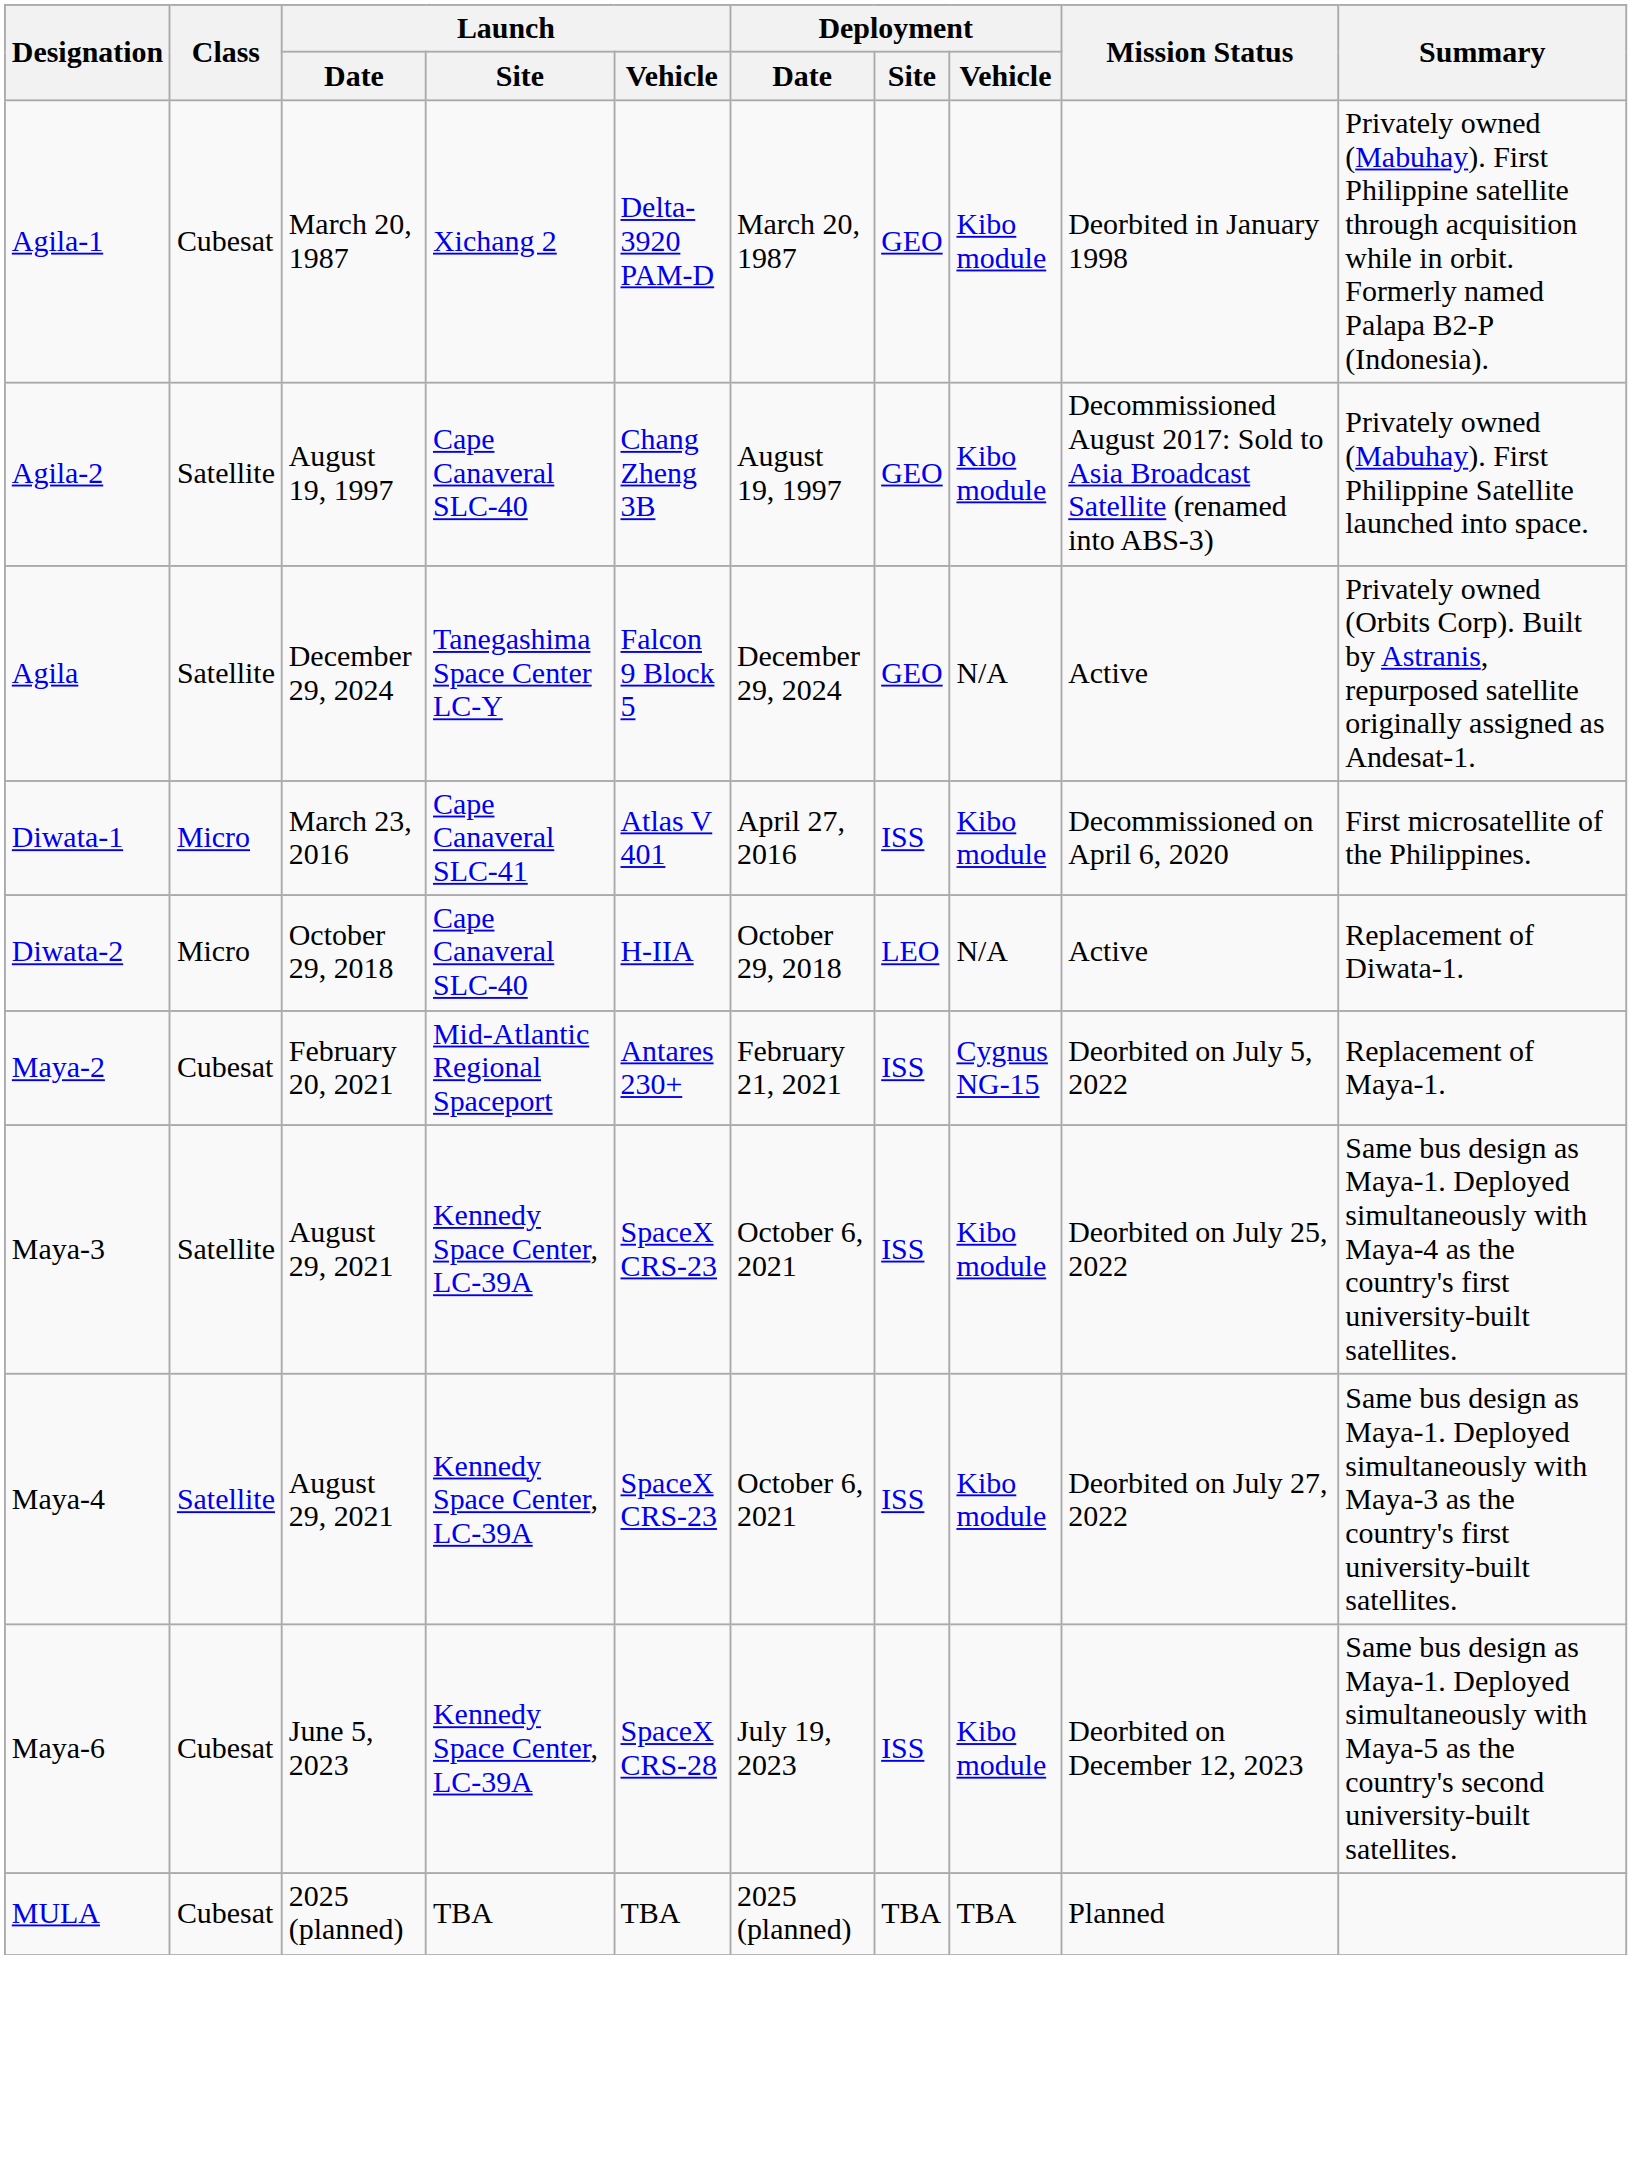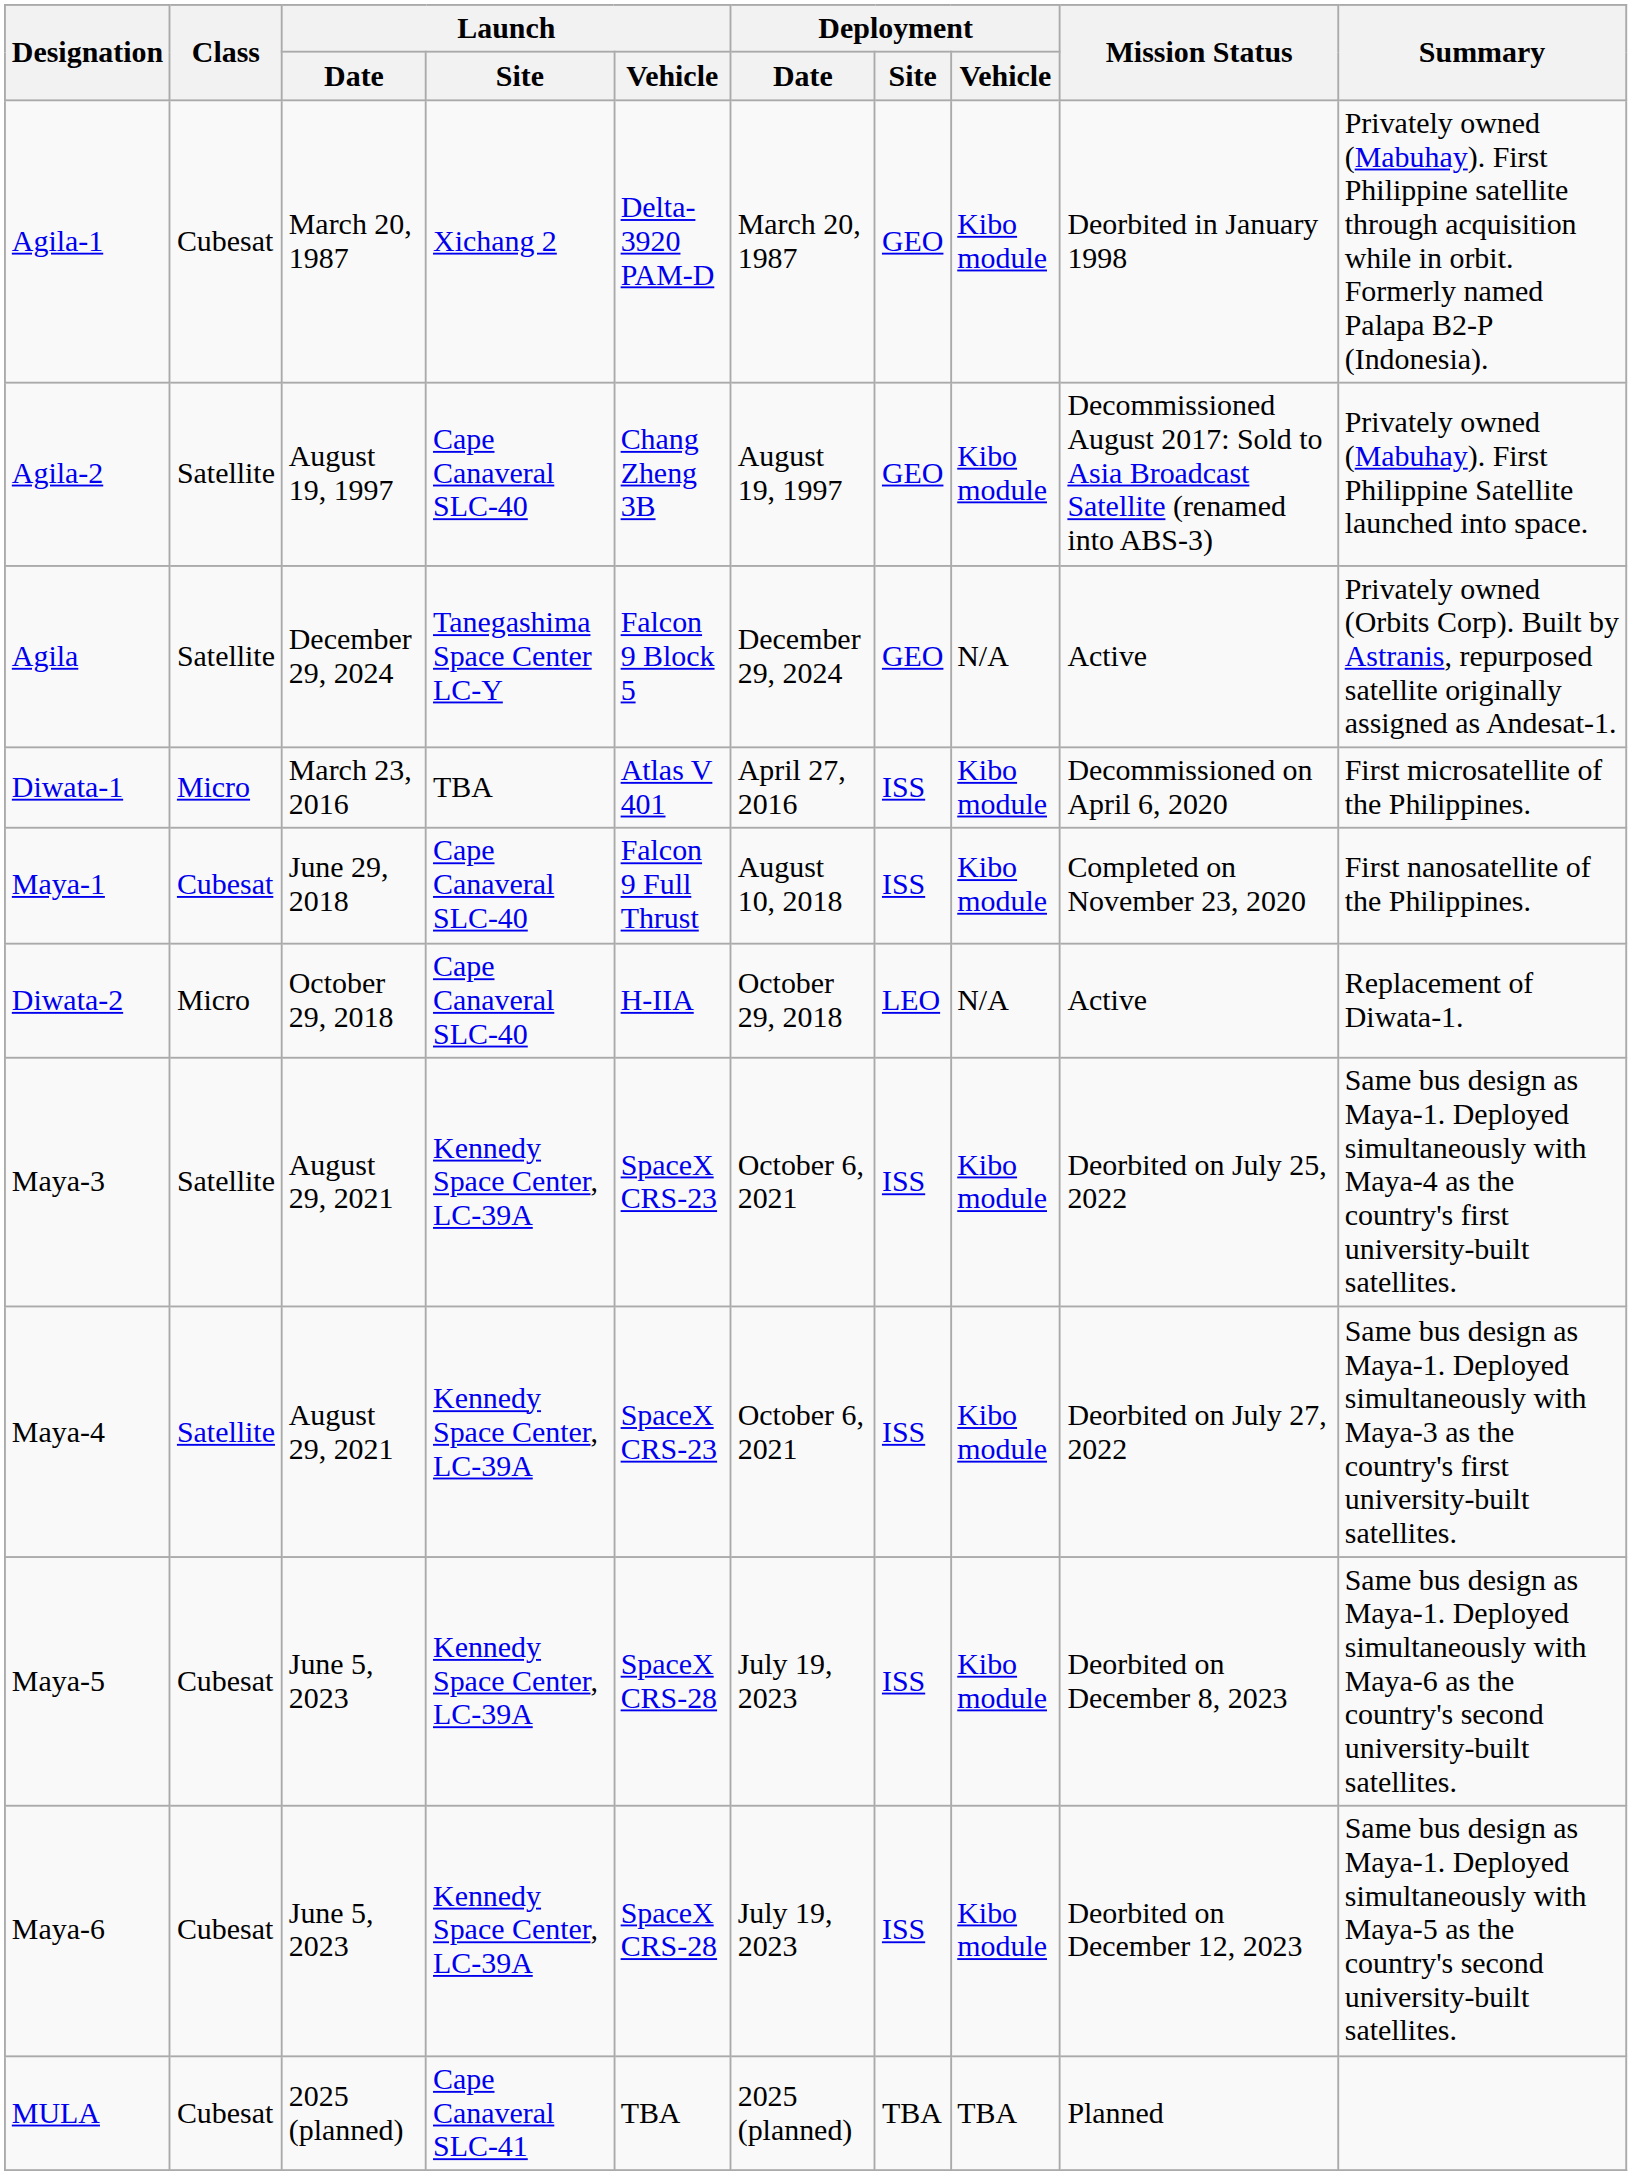(494, 837) Cape Canaveral SLC-41 -> (463, 787) TBA
+ row: (58, 885)
- row: (58, 1067)
+ row: (58, 1680)
(463, 1913) TBA -> (494, 2112) Cape Canaveral SLC-41
